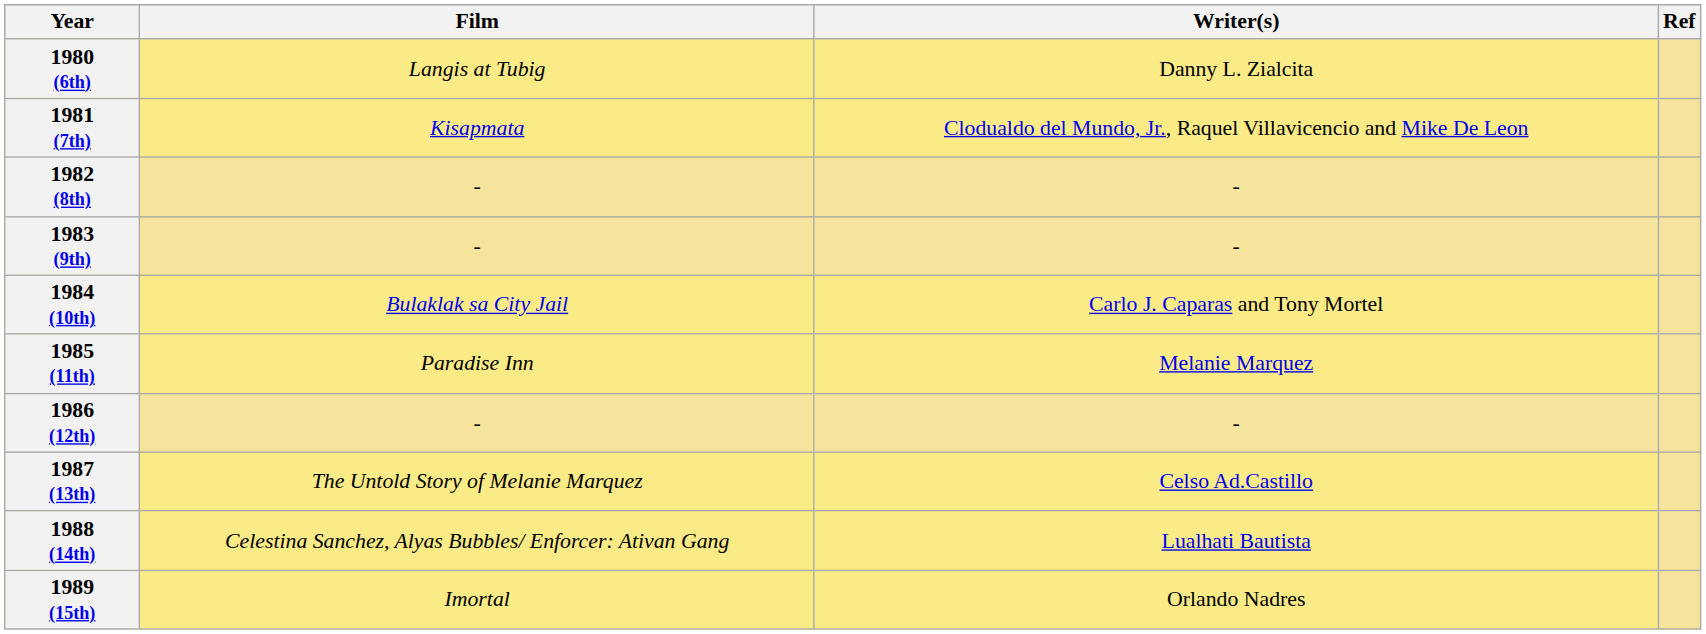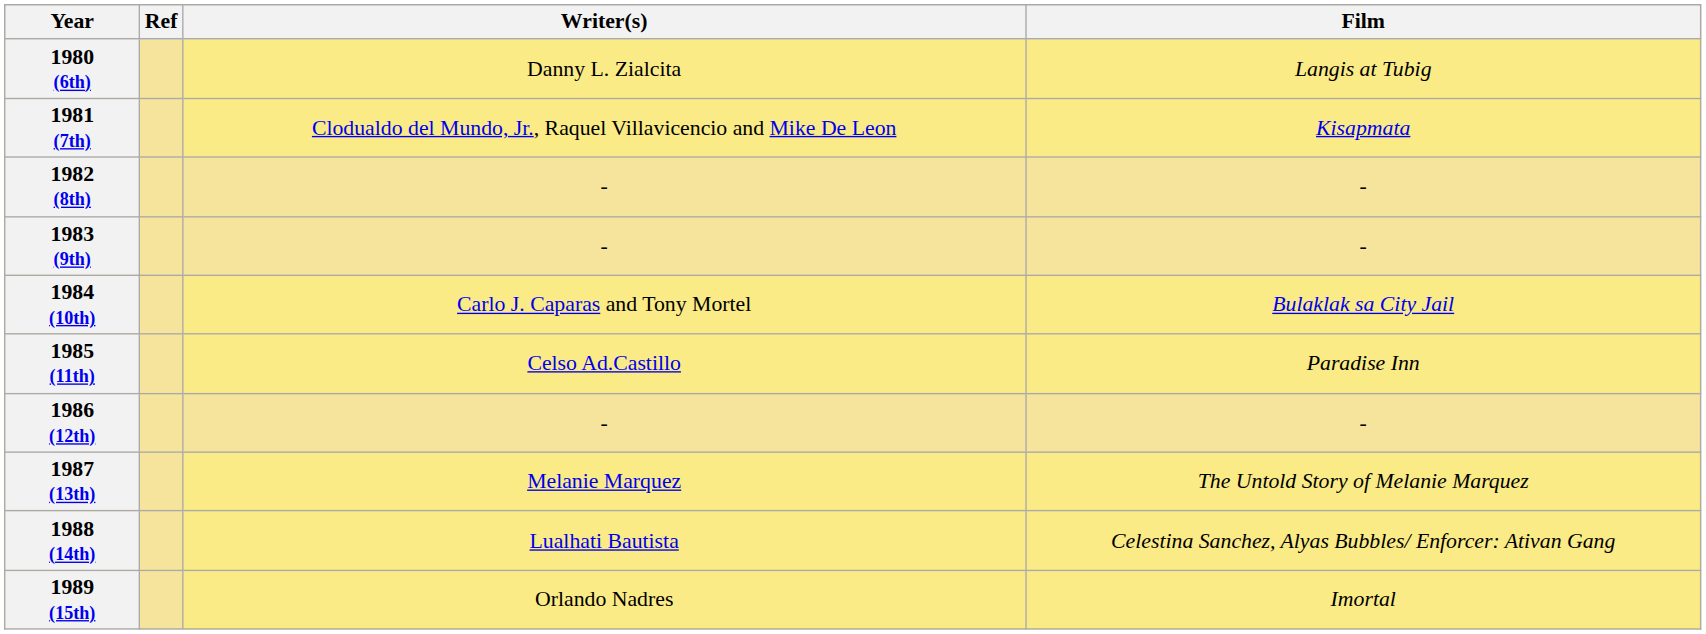columns swapped: (477, 21) <-> (1679, 21)
(1236, 363) Melanie Marquez -> (604, 363) Celso Ad.Castillo
(1236, 481) Celso Ad.Castillo -> (604, 481) Melanie Marquez
